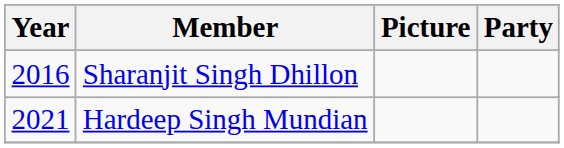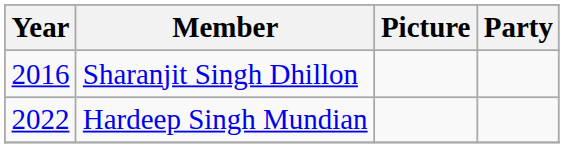(41, 119) 2021 -> (41, 119) 2022
